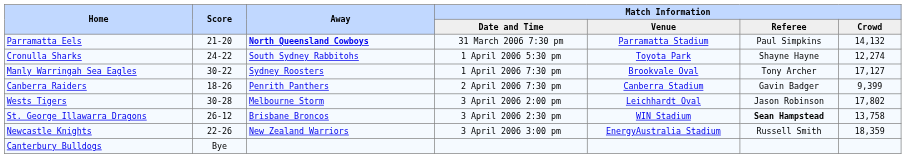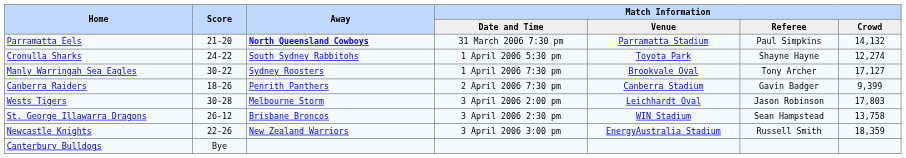(870, 101) 17,802 -> (870, 101) 17,803
(789, 116) bold -> (789, 116) normal
